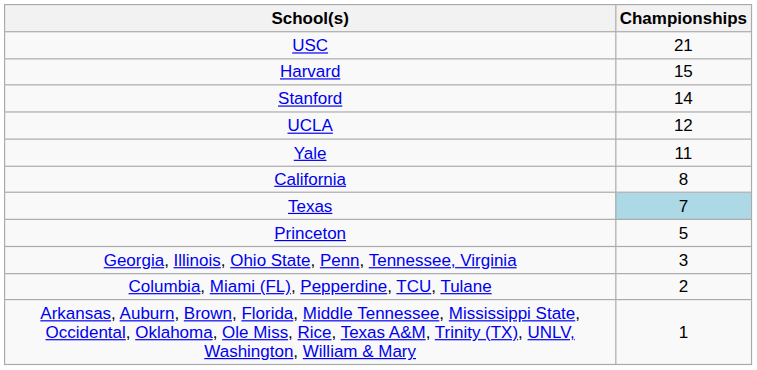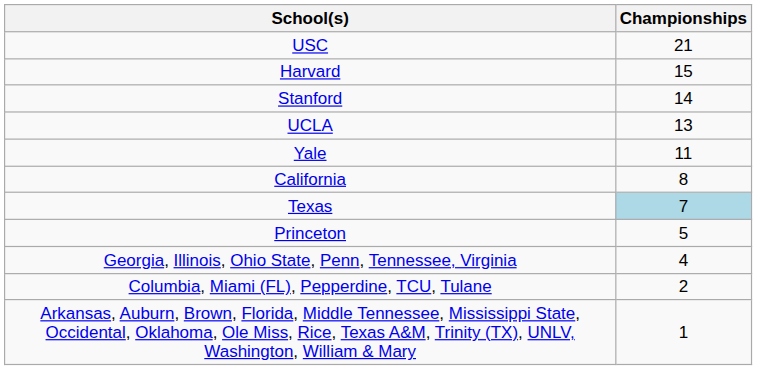(683, 126) 12 -> (683, 126) 13
(683, 260) 3 -> (683, 260) 4
